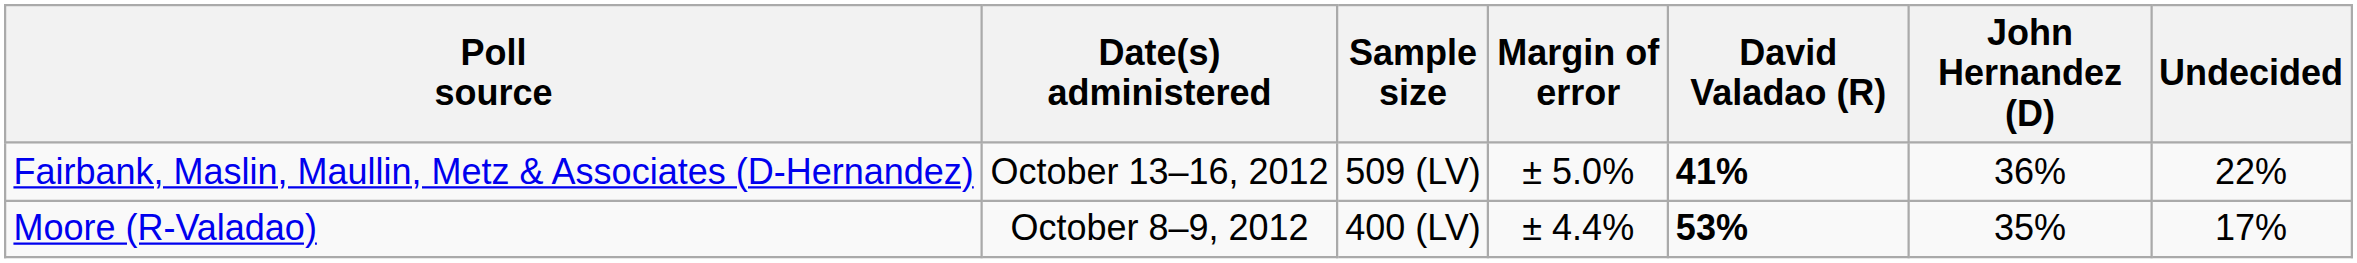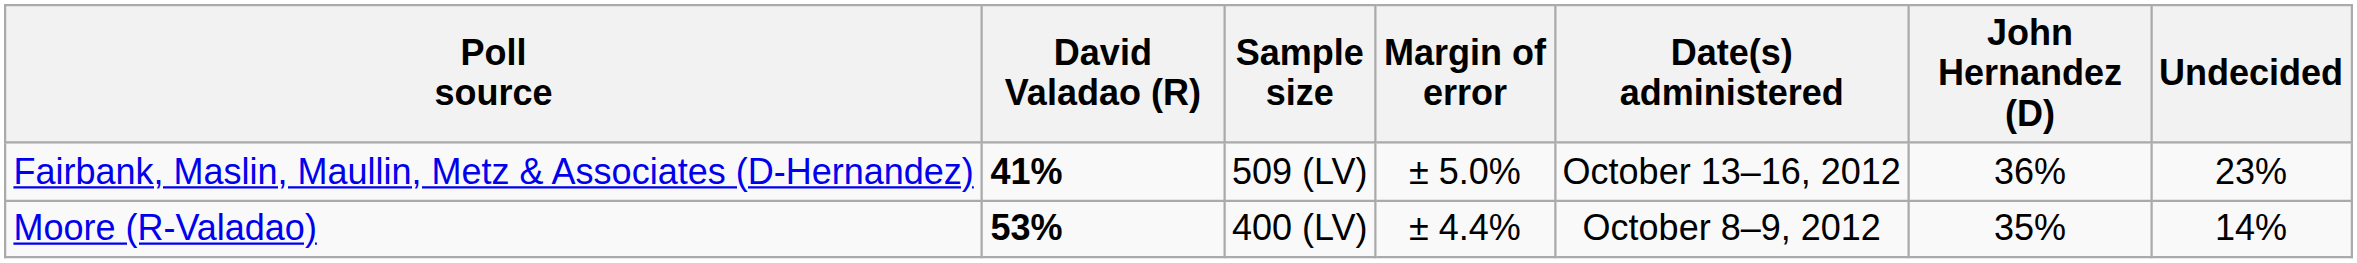columns swapped: (1160, 73) <-> (1788, 73)
(2251, 171) 22% -> (2251, 171) 23%
(2251, 228) 17% -> (2251, 228) 14%
